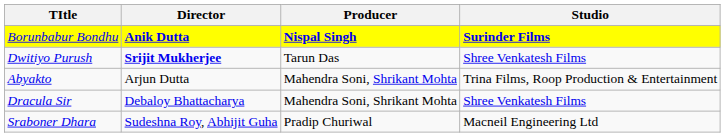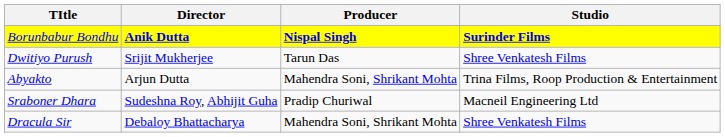(173, 57) bold -> (169, 57) normal
rows swapped: (52, 121) <-> (39, 100)
